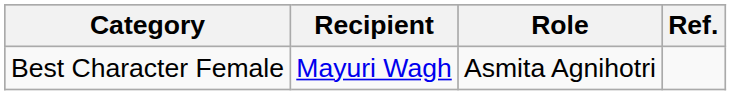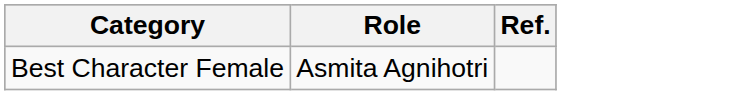- column: (374, 25)
